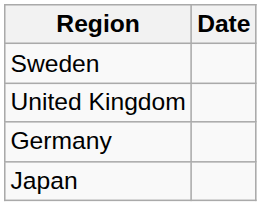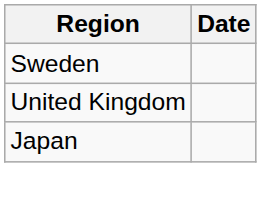- row: (61, 141)
